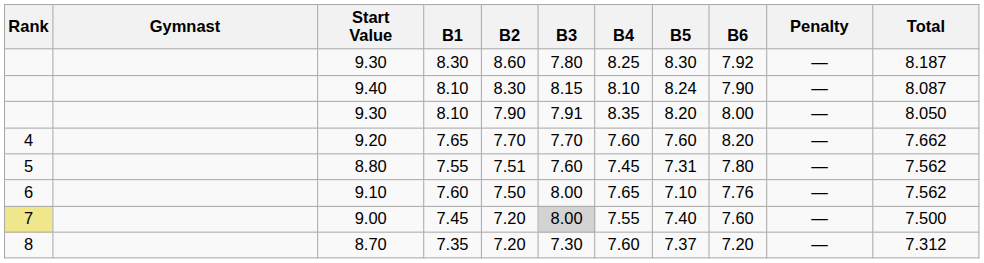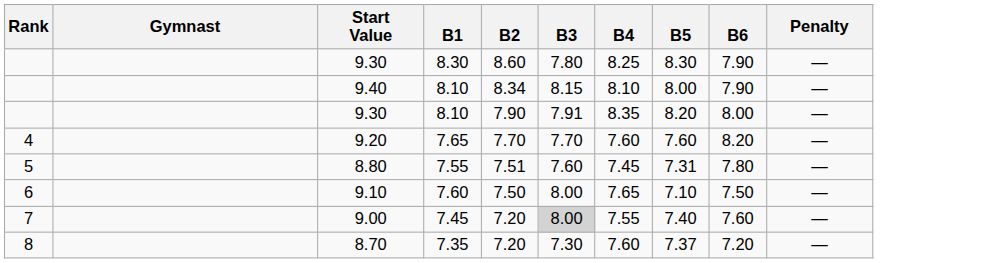- column: (926, 26)
(738, 62) 7.92 -> (738, 62) 7.90
(510, 88) 8.30 -> (510, 88) 8.34
(681, 88) 8.24 -> (681, 88) 8.00
(738, 192) 7.76 -> (738, 192) 7.50
(28, 219) khaki background -> (28, 219) no background
